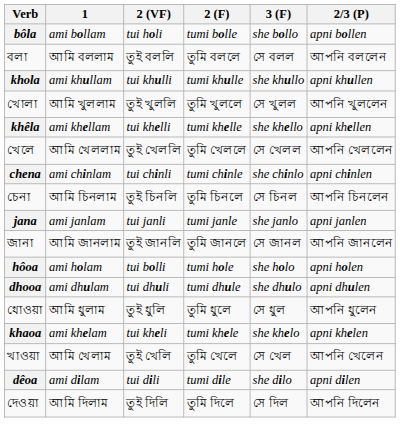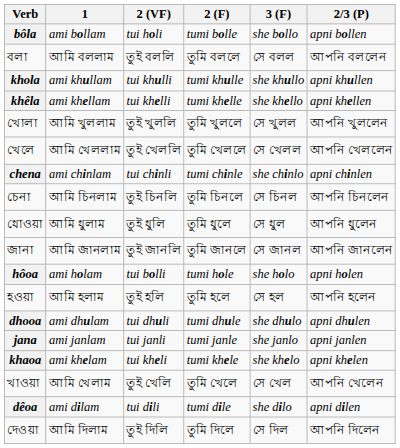rows swapped: (22, 103) <-> (25, 127)
rows swapped: (25, 220) <-> (25, 309)
+ row: (21, 297)
